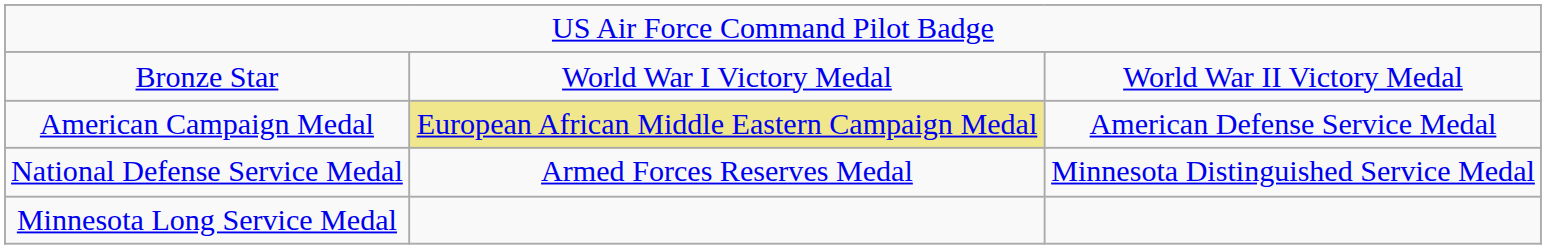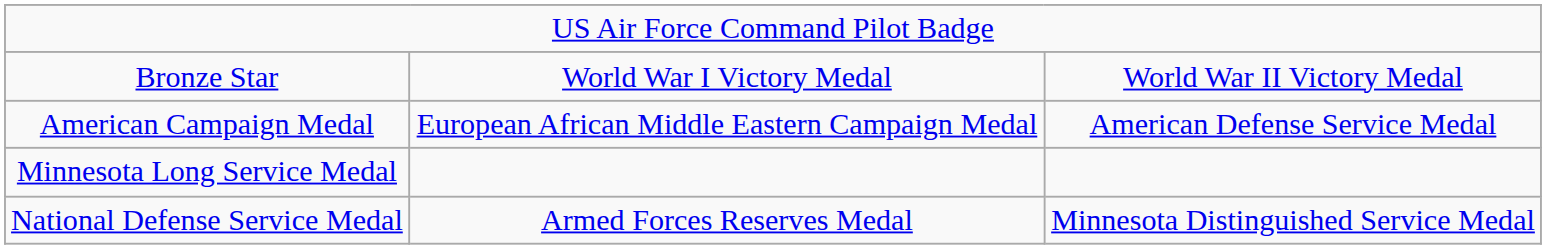(727, 123) khaki background -> (727, 123) no background
rows swapped: (207, 171) <-> (207, 219)
